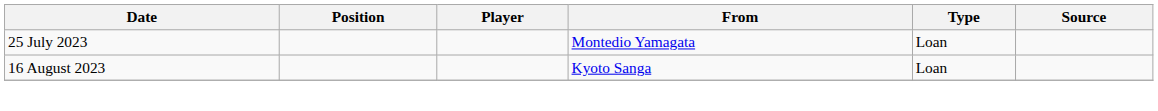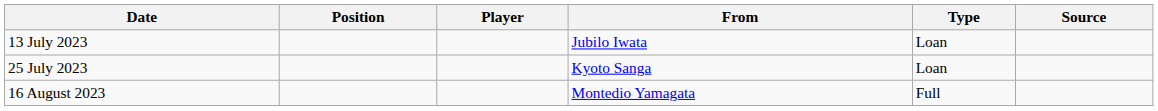+ row: (48, 42)
(633, 42) Montedio Yamagata -> (611, 67) Kyoto Sanga
(611, 67) Kyoto Sanga -> (633, 93) Montedio Yamagata
(931, 67) Loan -> (928, 93) Full
